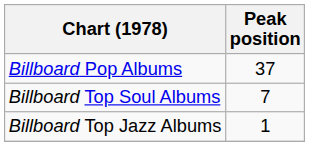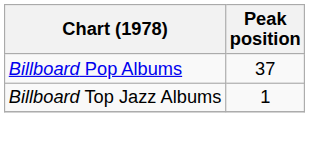- row: (115, 97)
